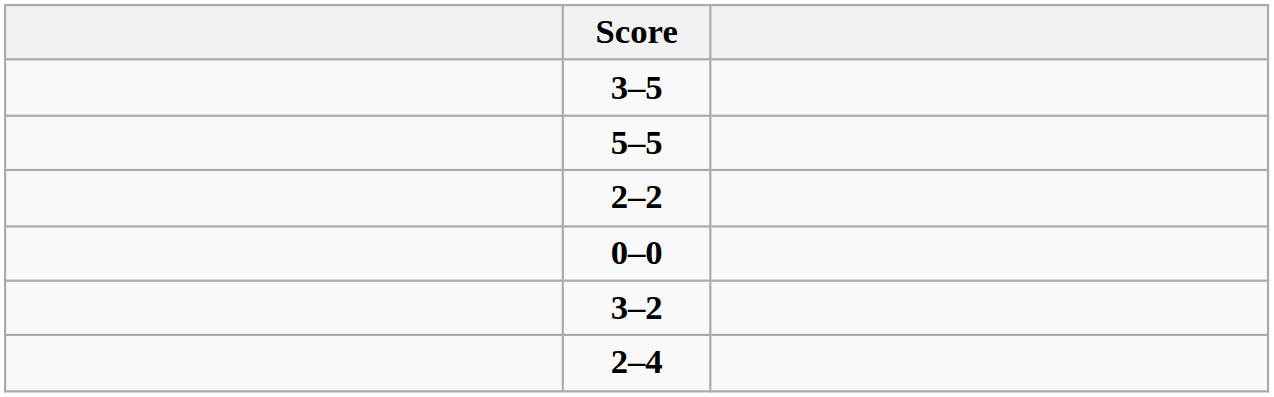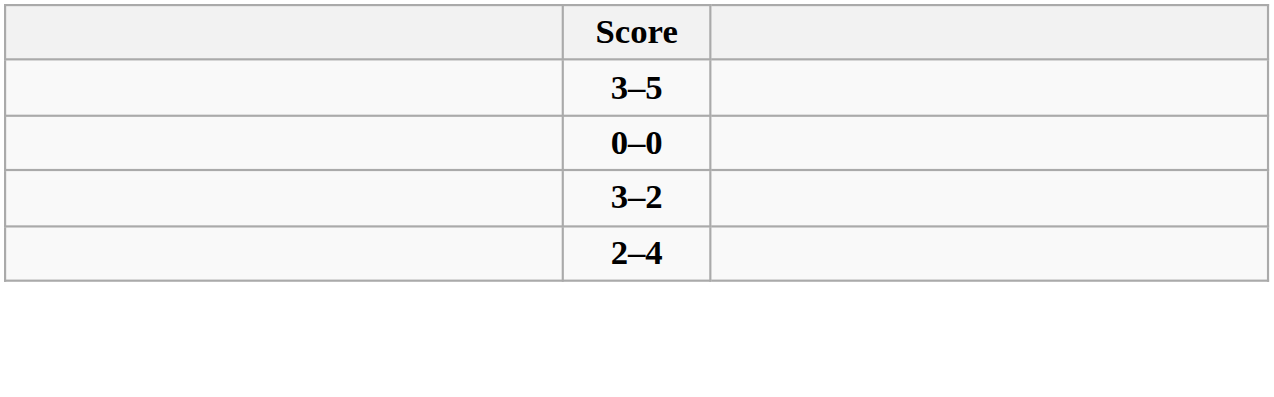- row: (637, 142)
- row: (637, 197)
